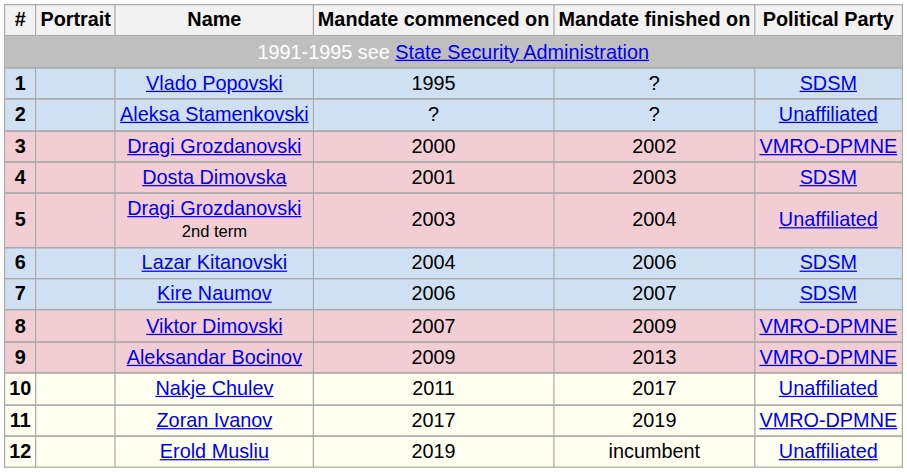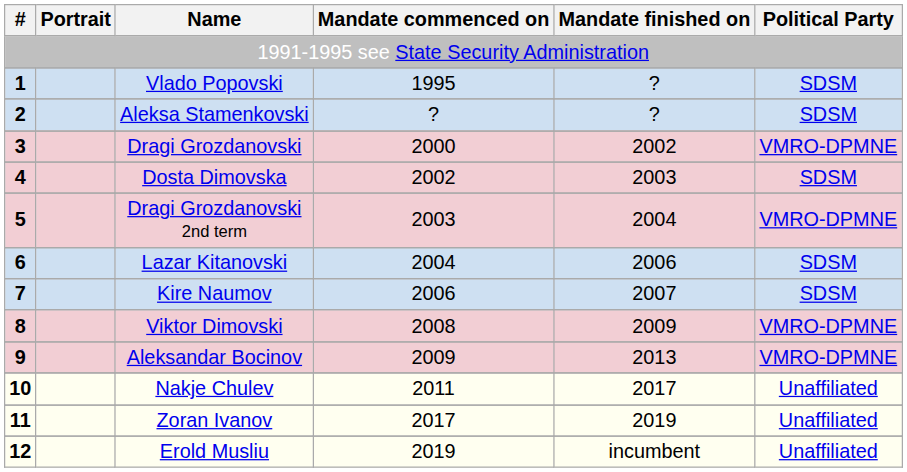(828, 114) Unaffiliated -> (828, 114) SDSM
(434, 177) 2001 -> (434, 177) 2002
(828, 220) Unaffiliated -> (828, 220) VMRO-DPMNE
(434, 325) 2007 -> (434, 325) 2008
(828, 420) VMRO-DPMNE -> (828, 420) Unaffiliated
